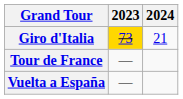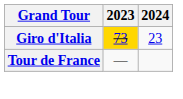(160, 37) 21 -> (155, 37) 23
- row: (56, 82)
